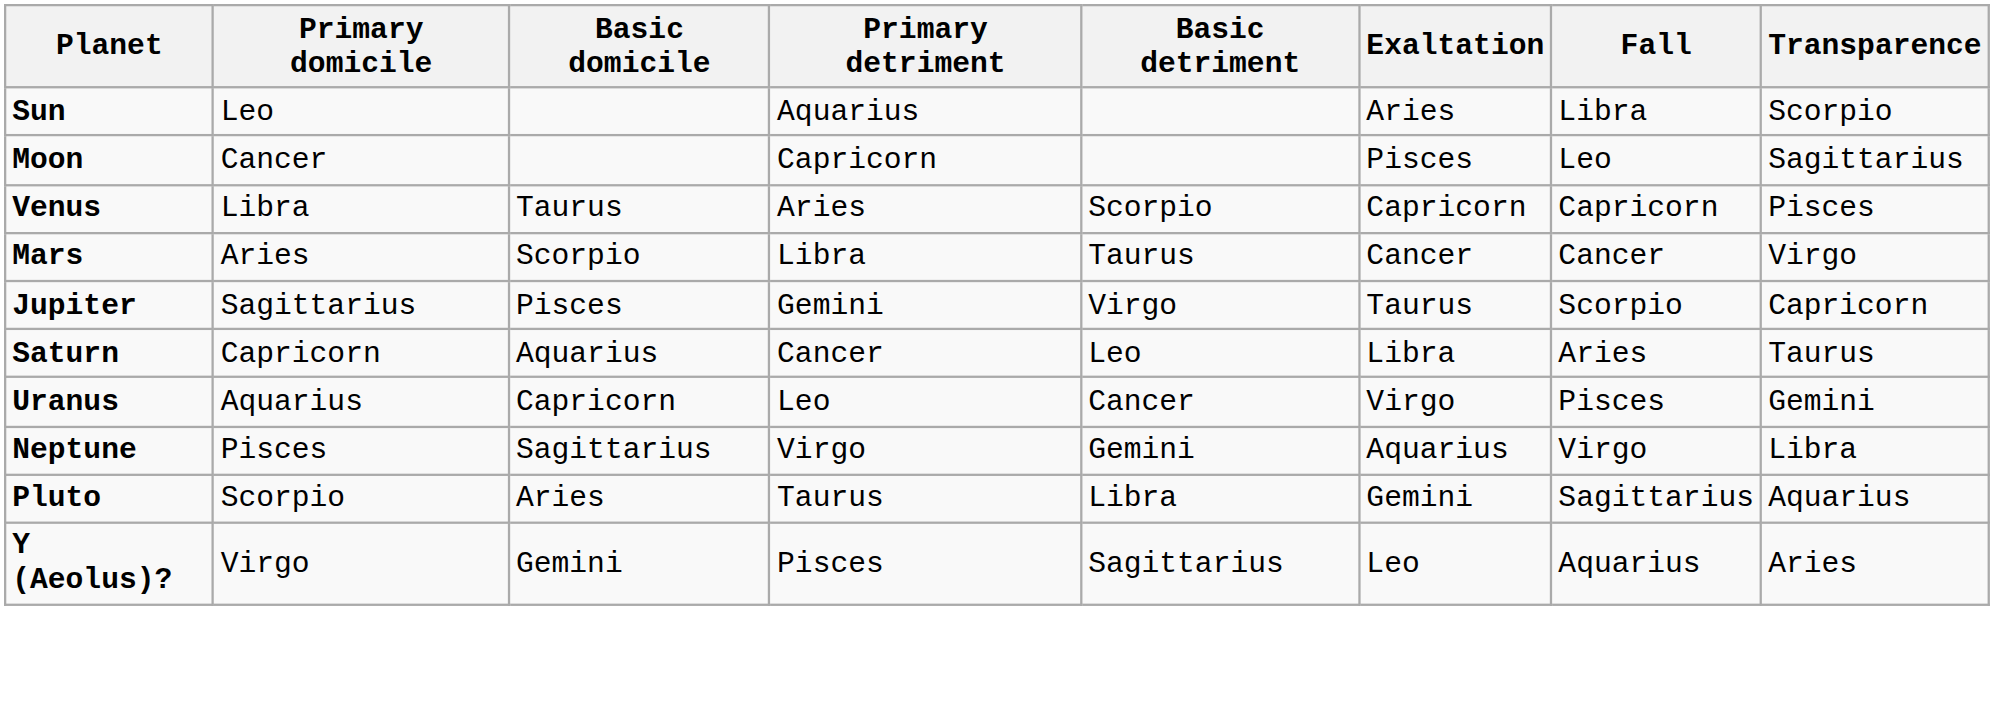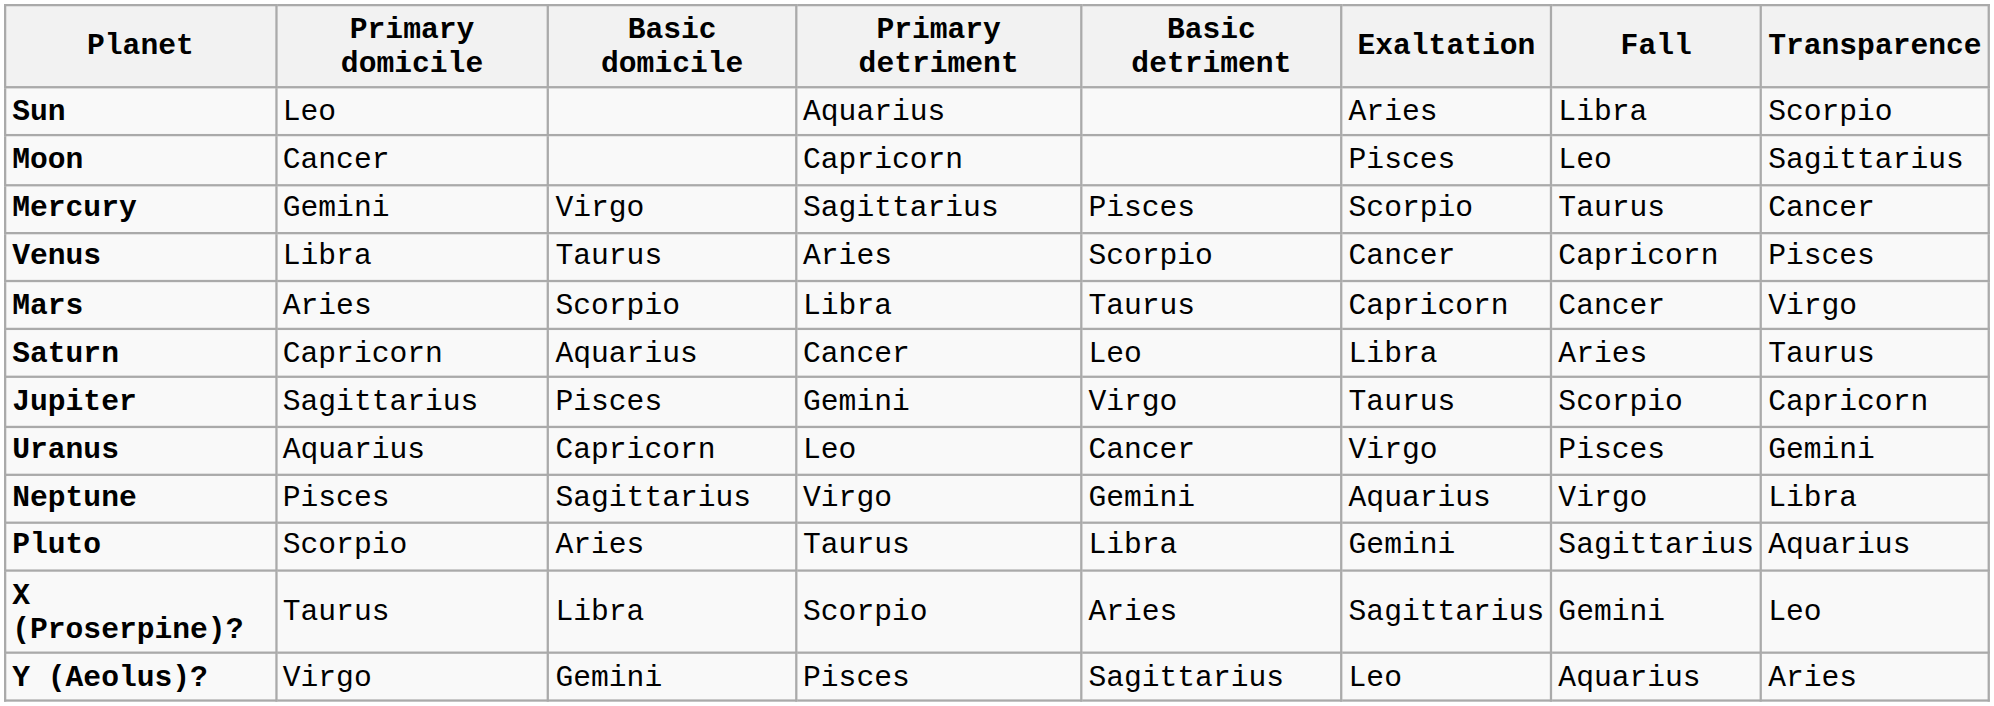+ row: (74, 208)
(1446, 208) Capricorn -> (1402, 257) Cancer
(1420, 257) Cancer -> (1429, 305) Capricorn
rows swapped: (74, 305) <-> (66, 353)
+ row: (128, 612)
